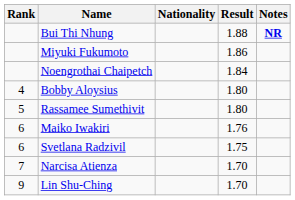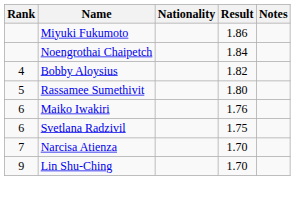- row: (77, 33)
(237, 90) 1.80 -> (237, 71) 1.82
